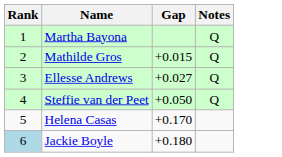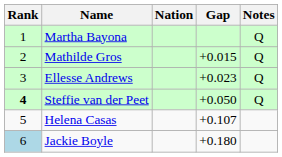+ column: (174, 15)
(174, 78) +0.027 -> (218, 78) +0.023
(23, 99) normal -> (23, 99) bold
(174, 120) +0.170 -> (218, 120) +0.107
